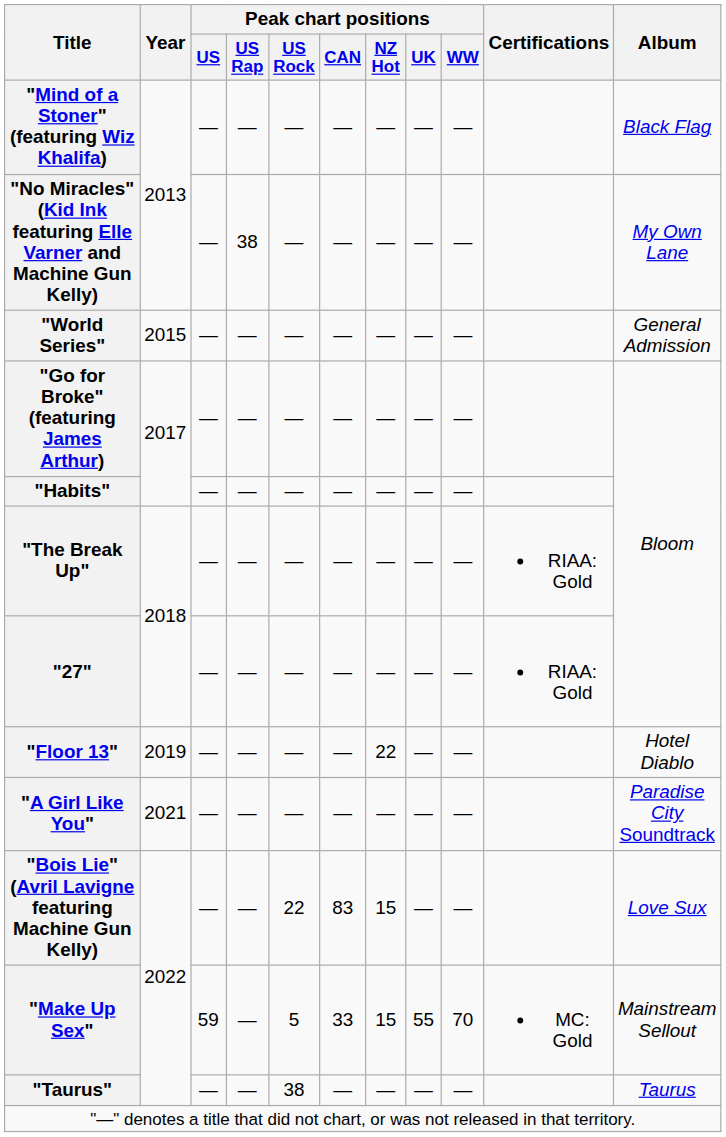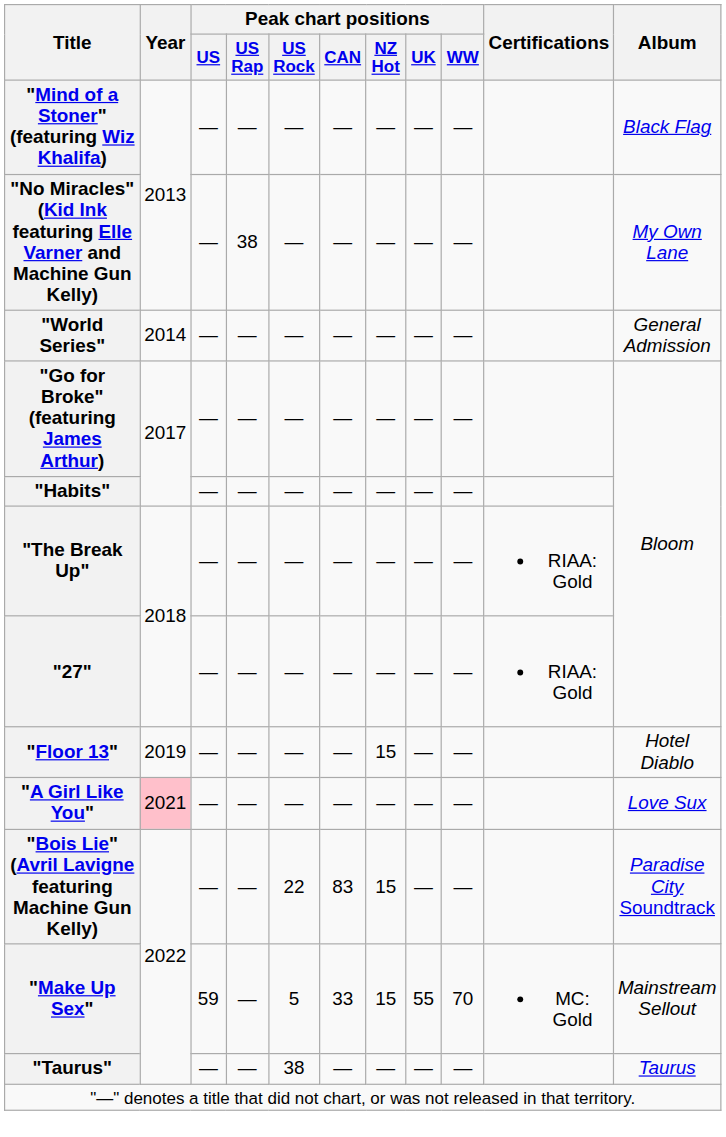(165, 335) 2015 -> (165, 335) 2014
(386, 751) 22 -> (386, 751) 15
(165, 813) no background -> (165, 803) pink background
(667, 813) Paradise City Soundtrack -> (667, 803) Love Sux
(667, 907) Love Sux -> (667, 886) Paradise City Soundtrack
